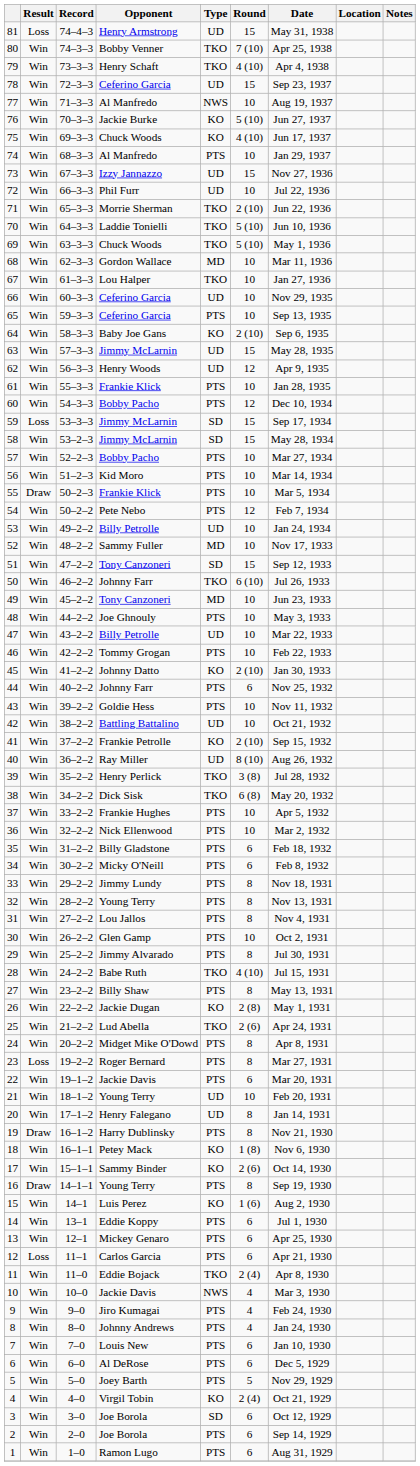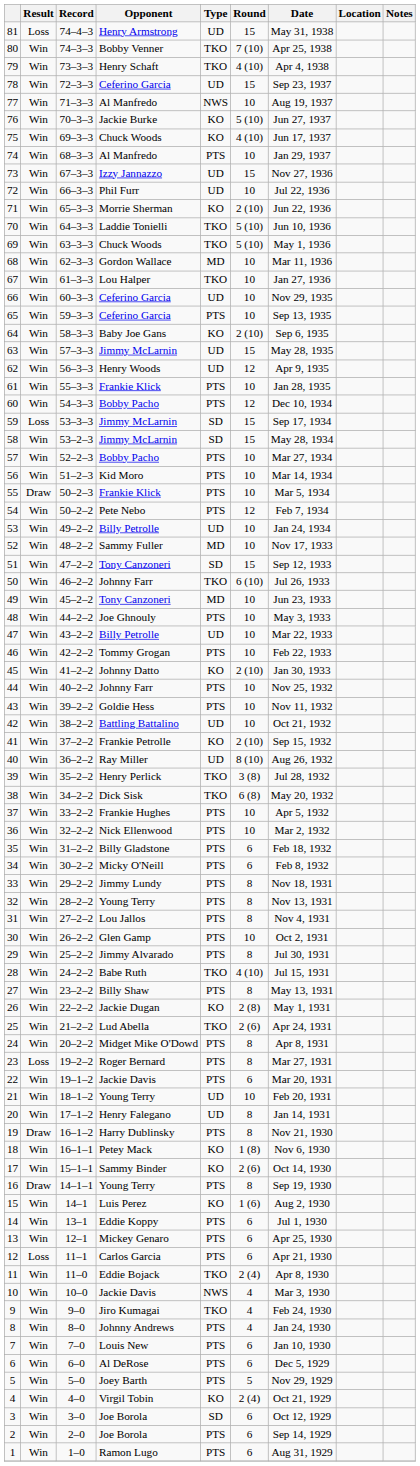(216, 208) TKO -> (216, 208) KO
(249, 688) 6 -> (249, 688) 10
(216, 1310) PTS -> (216, 1310) TKO
